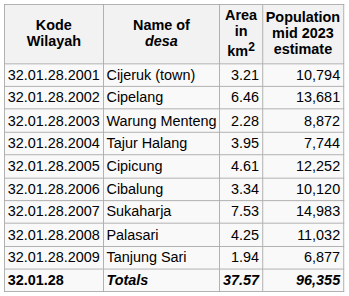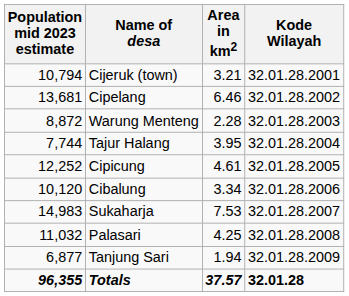columns swapped: (54, 34) <-> (303, 34)
